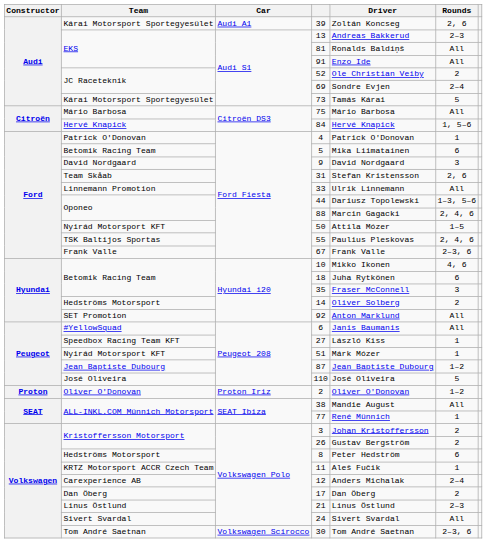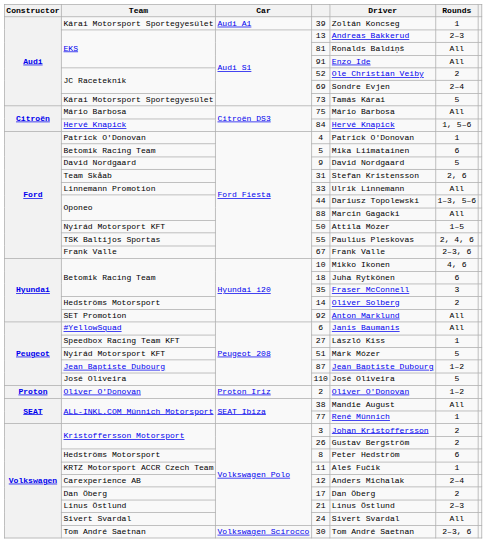(457, 23) 2, 6 -> (457, 23) 1
(457, 163) 3 -> (457, 163) 5
(457, 214) 2, 4, 6 -> (457, 214) All
(457, 354) 1 -> (457, 354) 5
